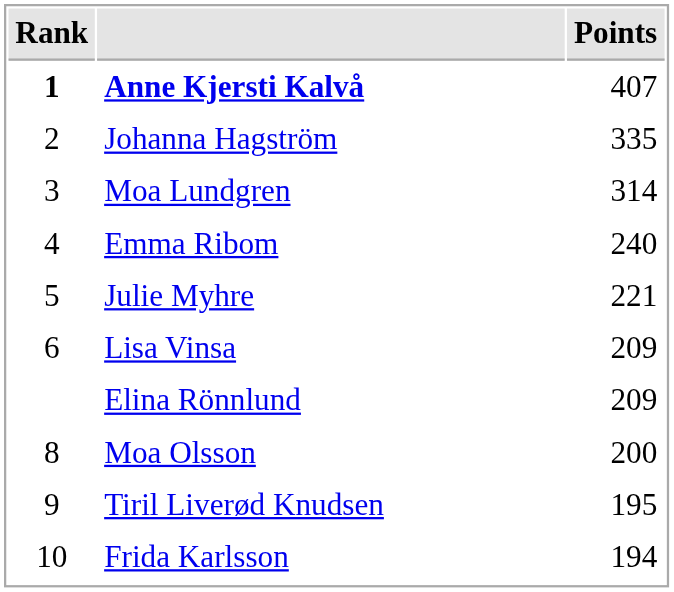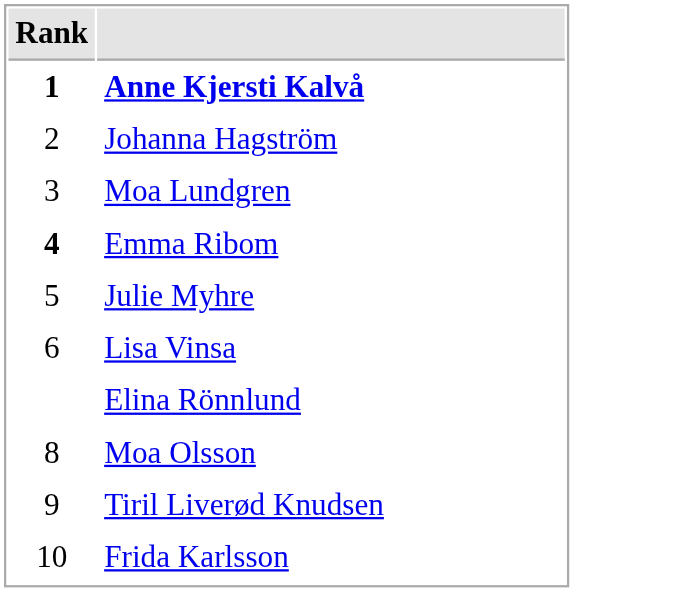- column: (616, 32)
(52, 243) normal -> (52, 243) bold
